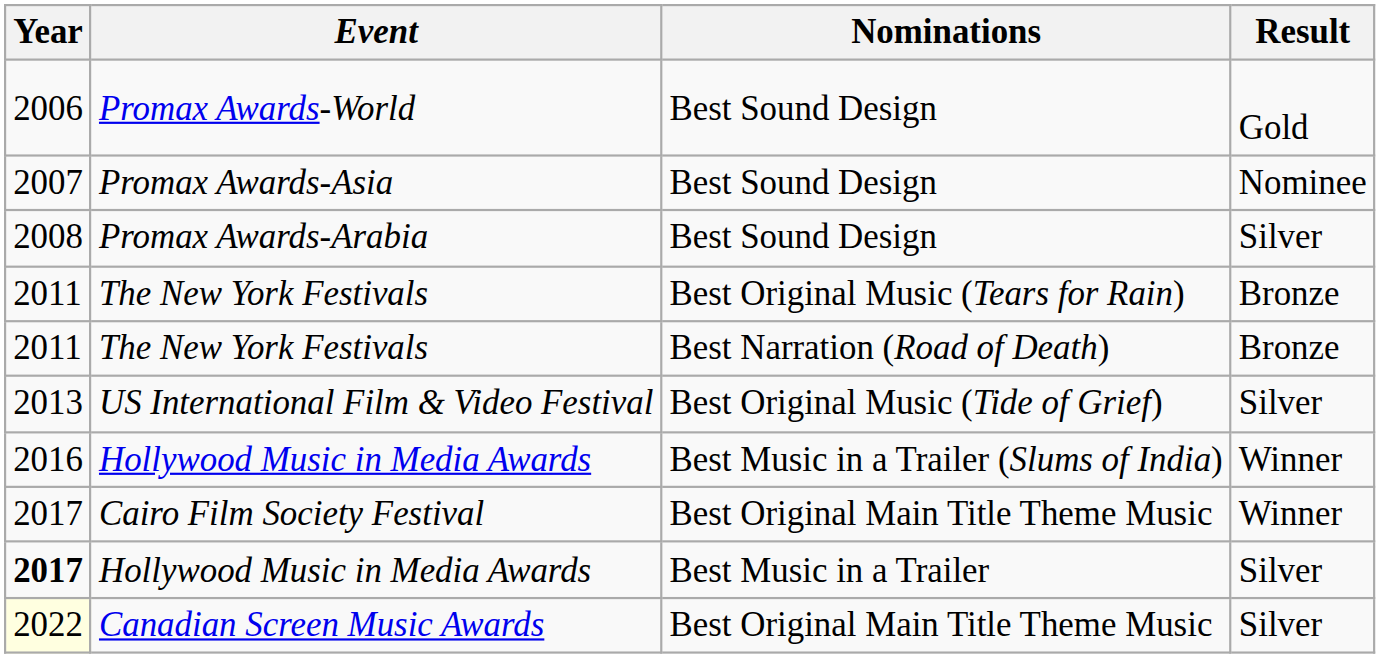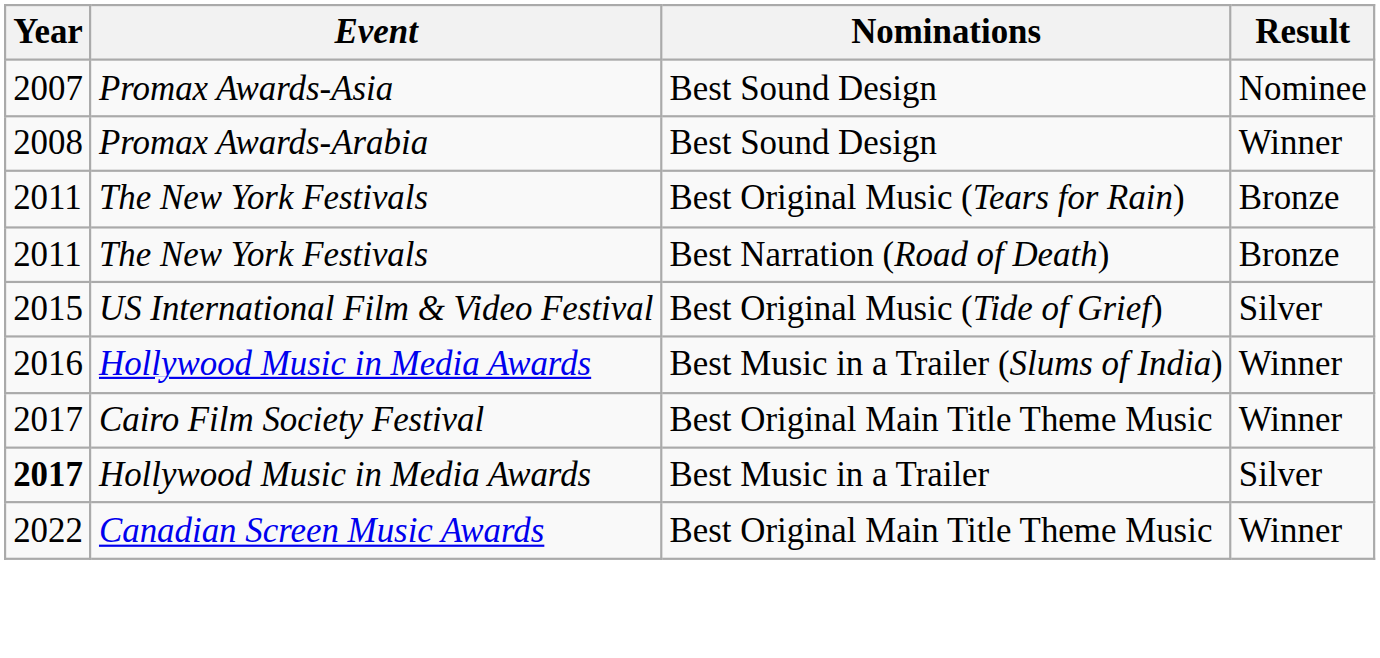- row: (257, 107)
(1280, 237) Silver -> (1290, 142) Winner
(48, 403) 2013 -> (48, 308) 2015
(48, 624) lightyellow background -> (48, 530) no background
(1280, 624) Silver -> (1290, 530) Winner
